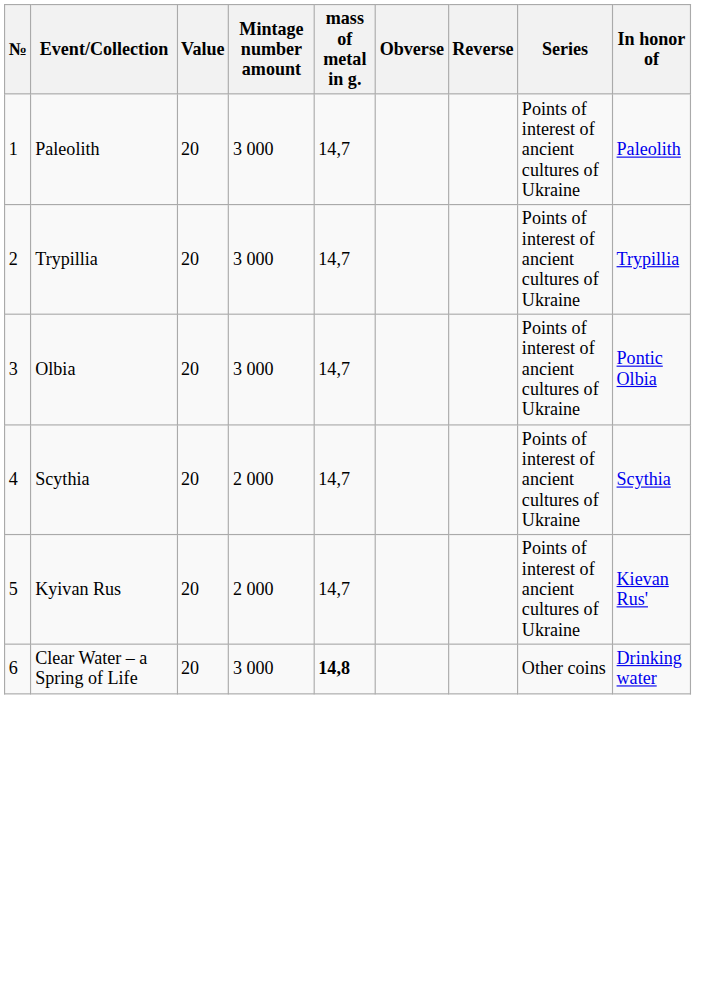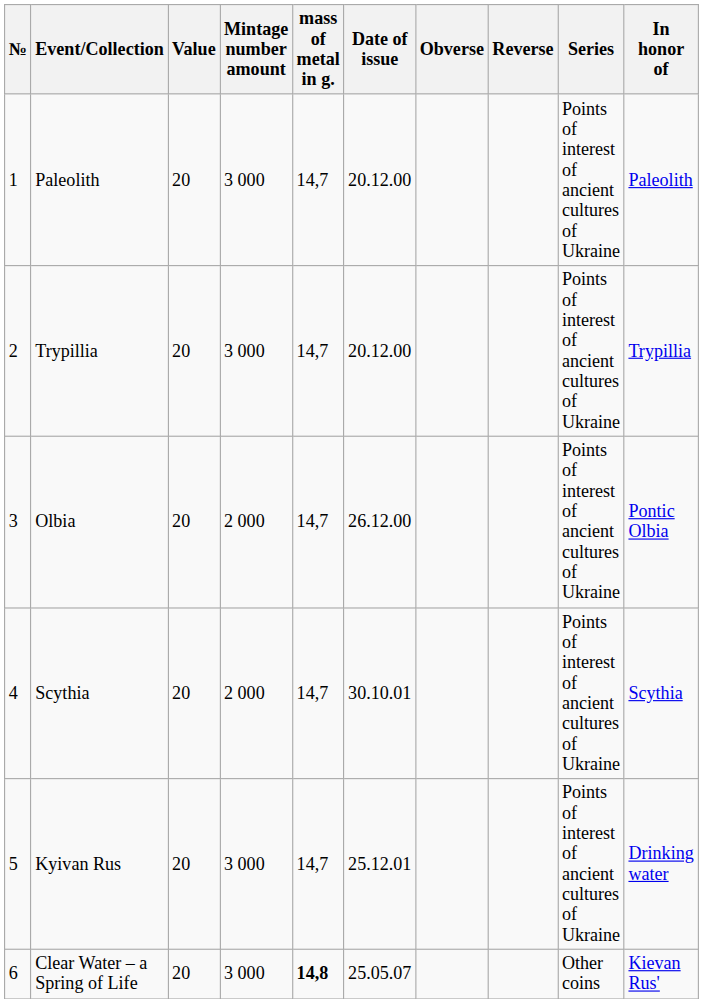+ column: (380, 49)
(253, 369) 3 000 -> (244, 521) 2 000
(253, 589) 2 000 -> (244, 863) 3 000
(643, 589) Kievan Rus' -> (661, 863) Drinking water
(649, 668) Drinking water -> (655, 973) Kievan Rus'
